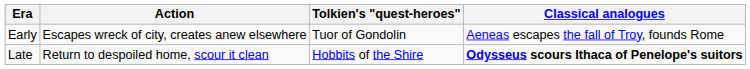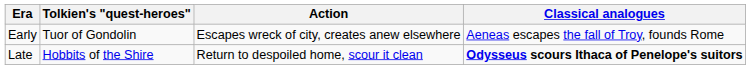columns swapped: (386, 14) <-> (175, 14)
